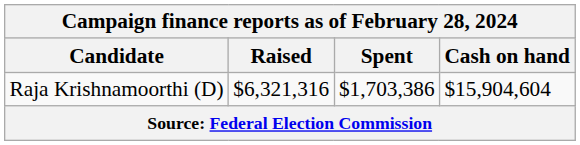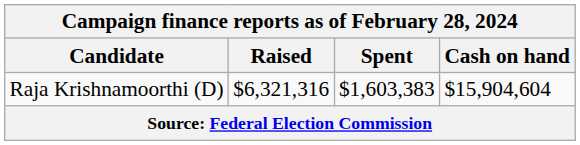(387, 88) $1,703,386 -> (387, 88) $1,603,383
